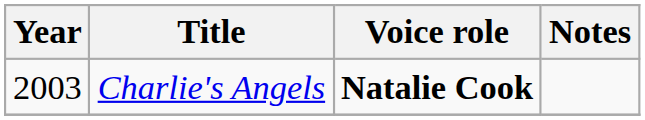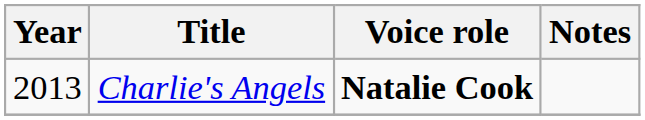(47, 86) 2003 -> (47, 86) 2013
